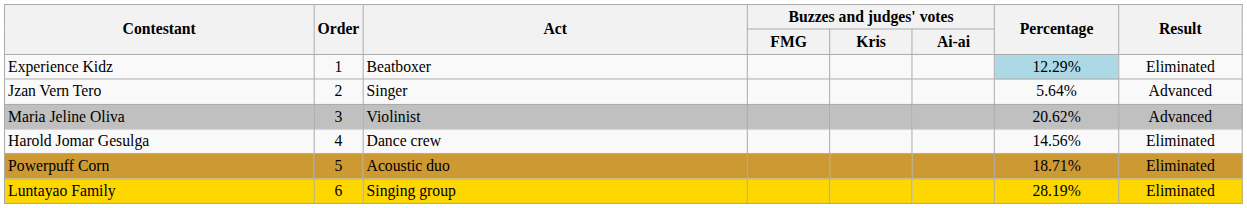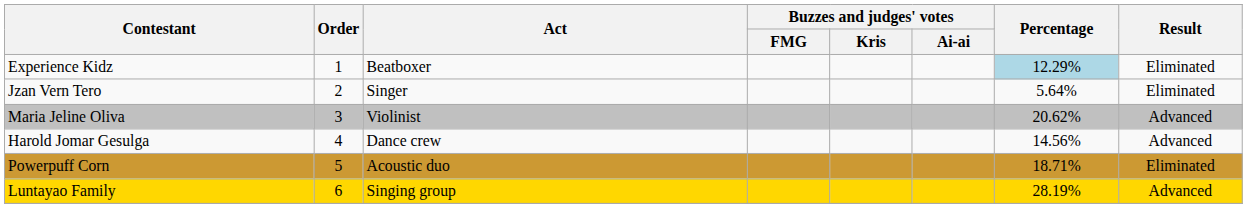(1180, 91) Advanced -> (1180, 91) Eliminated
(1180, 141) Eliminated -> (1180, 141) Advanced
(1180, 191) Eliminated -> (1180, 191) Advanced
